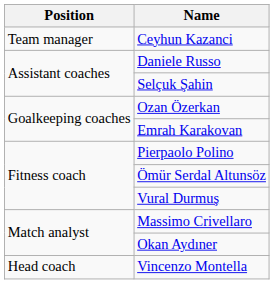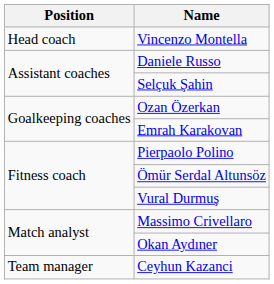rows swapped: (192, 267) <-> (185, 38)
